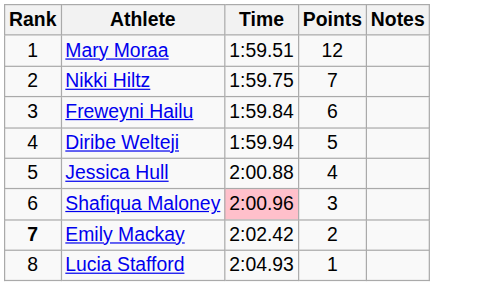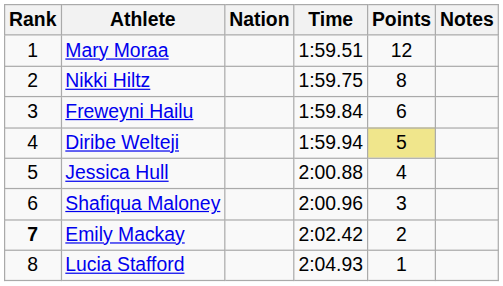+ column: (259, 19)
(332, 81) 7 -> (402, 81) 8
(332, 142) no background -> (402, 142) khaki background
(262, 204) pink background -> (331, 204) no background
